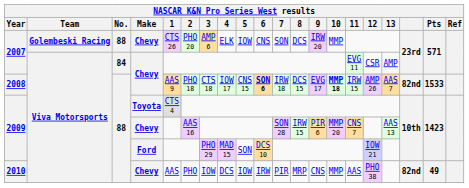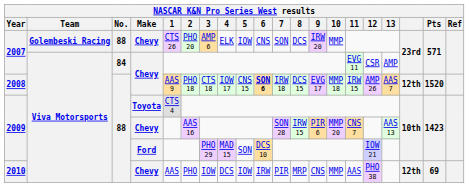(336, 84) bold -> (336, 84) normal
(411, 84) 82nd -> (411, 84) 12th
(434, 84) 1533 -> (434, 84) 1520
(411, 171) 82nd -> (411, 171) 12th
(434, 171) 49 -> (434, 171) 69
